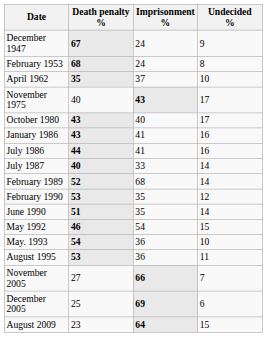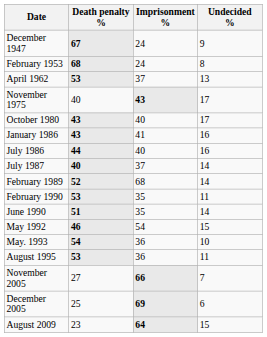(76, 79) 35 -> (76, 79) 53
(205, 79) 10 -> (205, 79) 13
(140, 151) 41 -> (140, 151) 40
(140, 166) 33 -> (140, 166) 37
(205, 196) 12 -> (204, 196) 11
